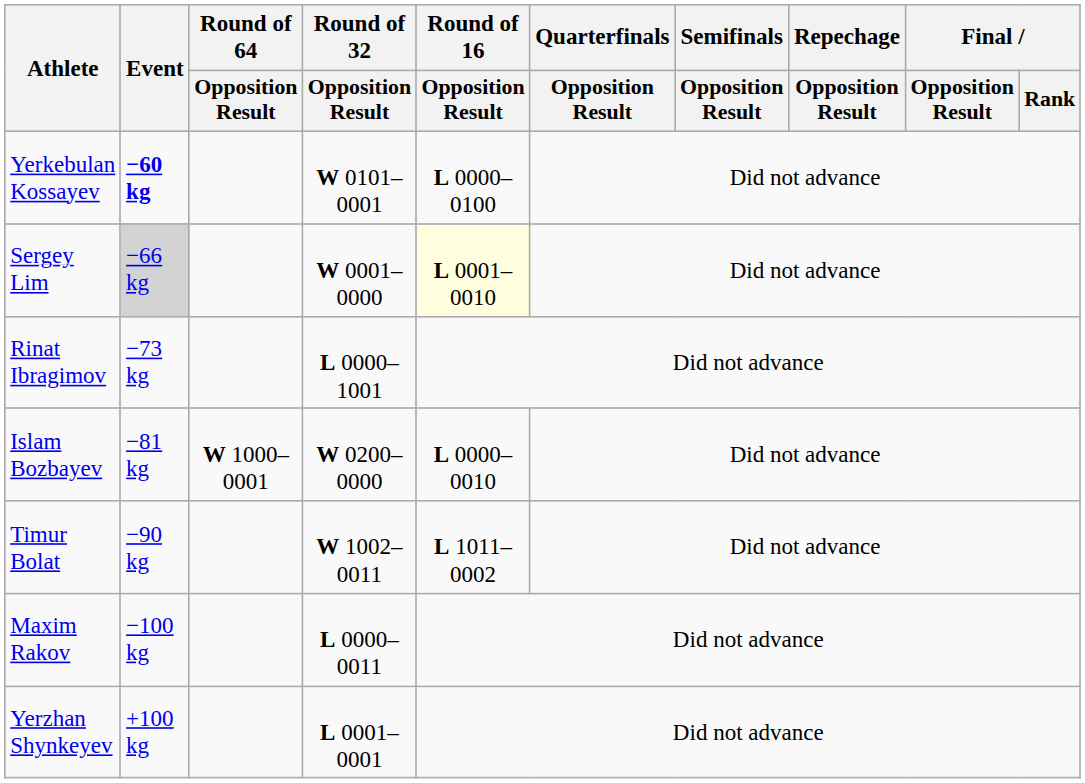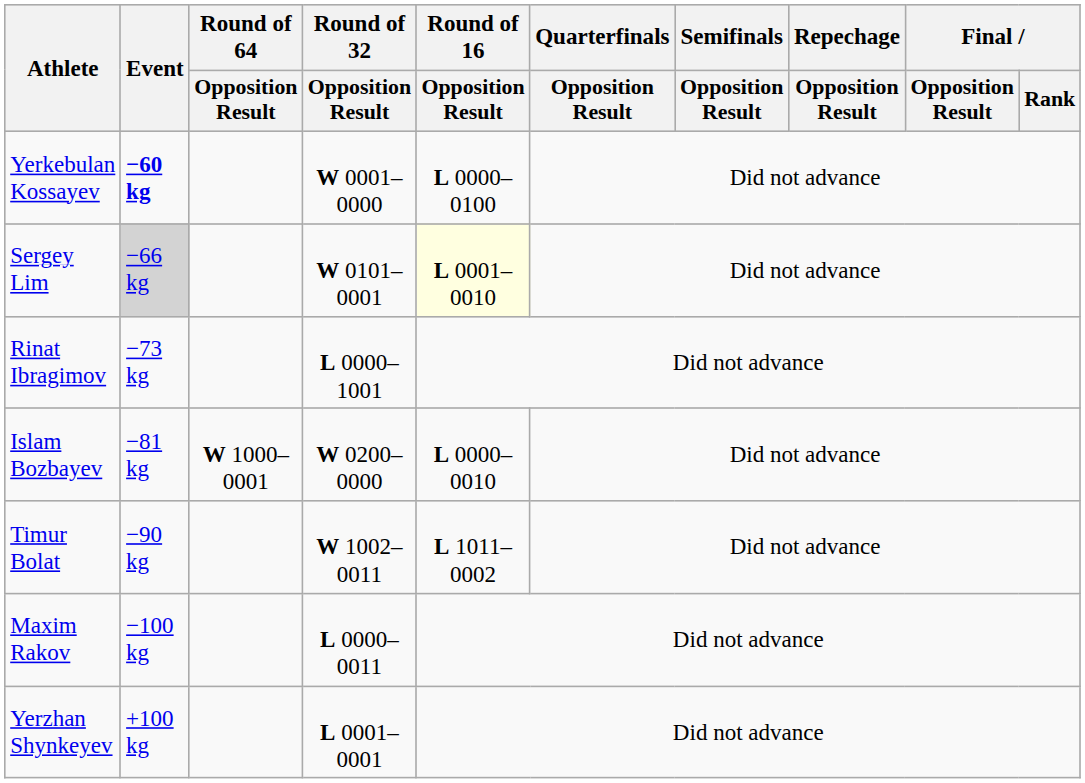(359, 191) W 0101–0001 -> (359, 191) W 0001–0000
(359, 283) W 0001–0000 -> (359, 283) W 0101–0001
